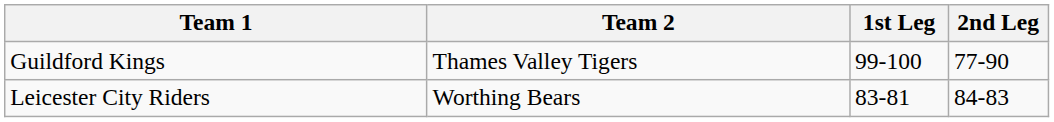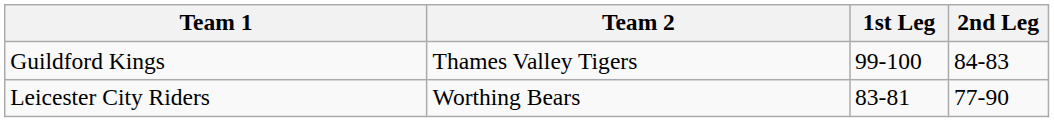(982, 60) 77-90 -> (982, 60) 84-83
(982, 97) 84-83 -> (982, 97) 77-90
